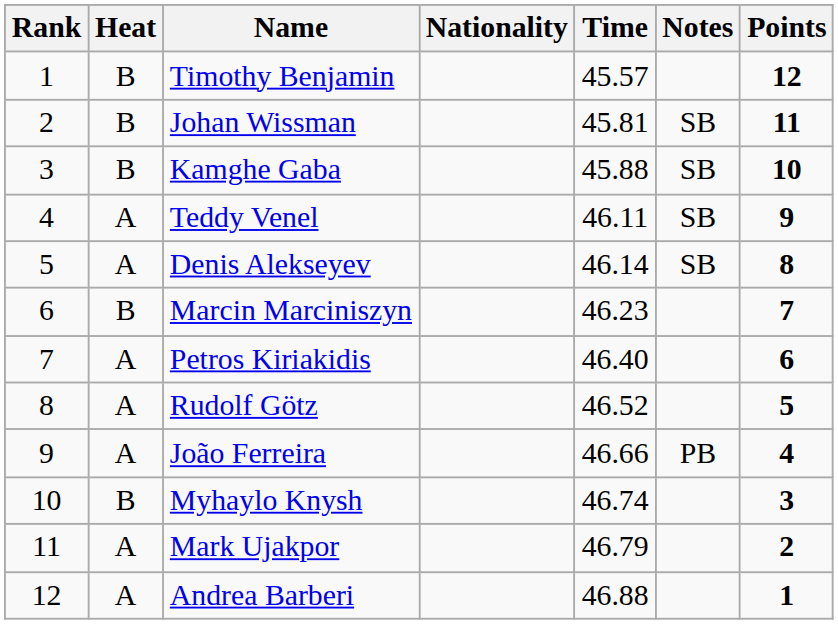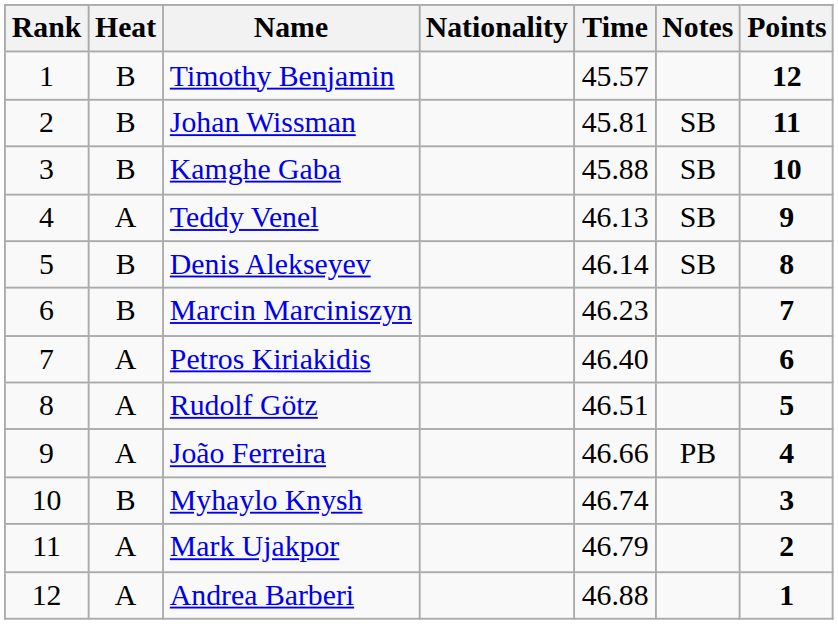(615, 216) 46.11 -> (615, 216) 46.13
(126, 264) A -> (126, 264) B
(615, 405) 46.52 -> (615, 405) 46.51
